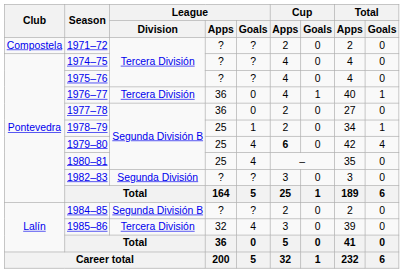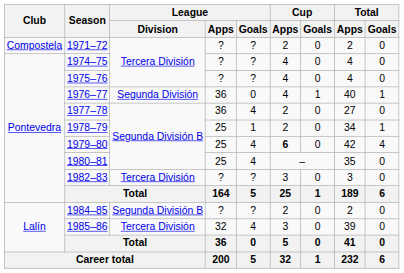(158, 95) Tercera División -> (158, 95) Segunda División
(253, 111) 0 -> (253, 111) 4
(158, 177) Segunda División -> (158, 177) Tercera División
